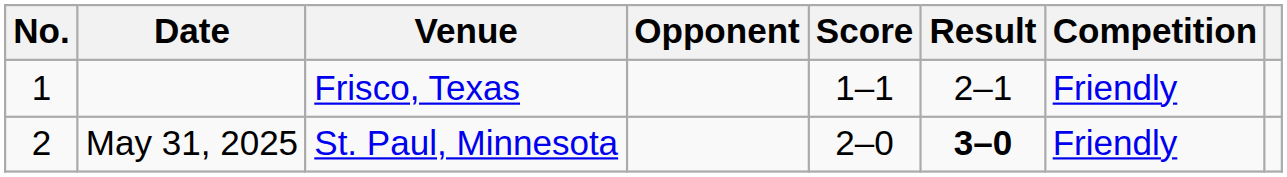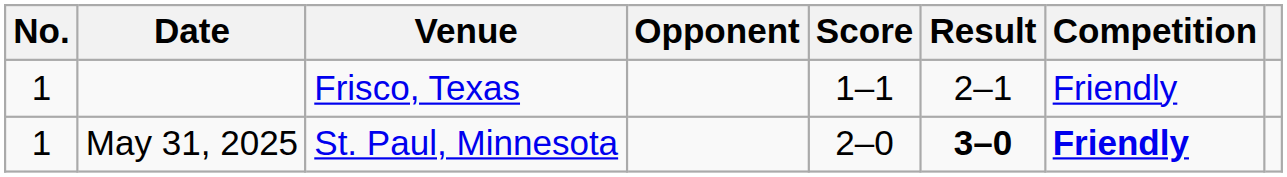(41, 143) 2 -> (41, 143) 1
(1115, 143) normal -> (1121, 143) bold
